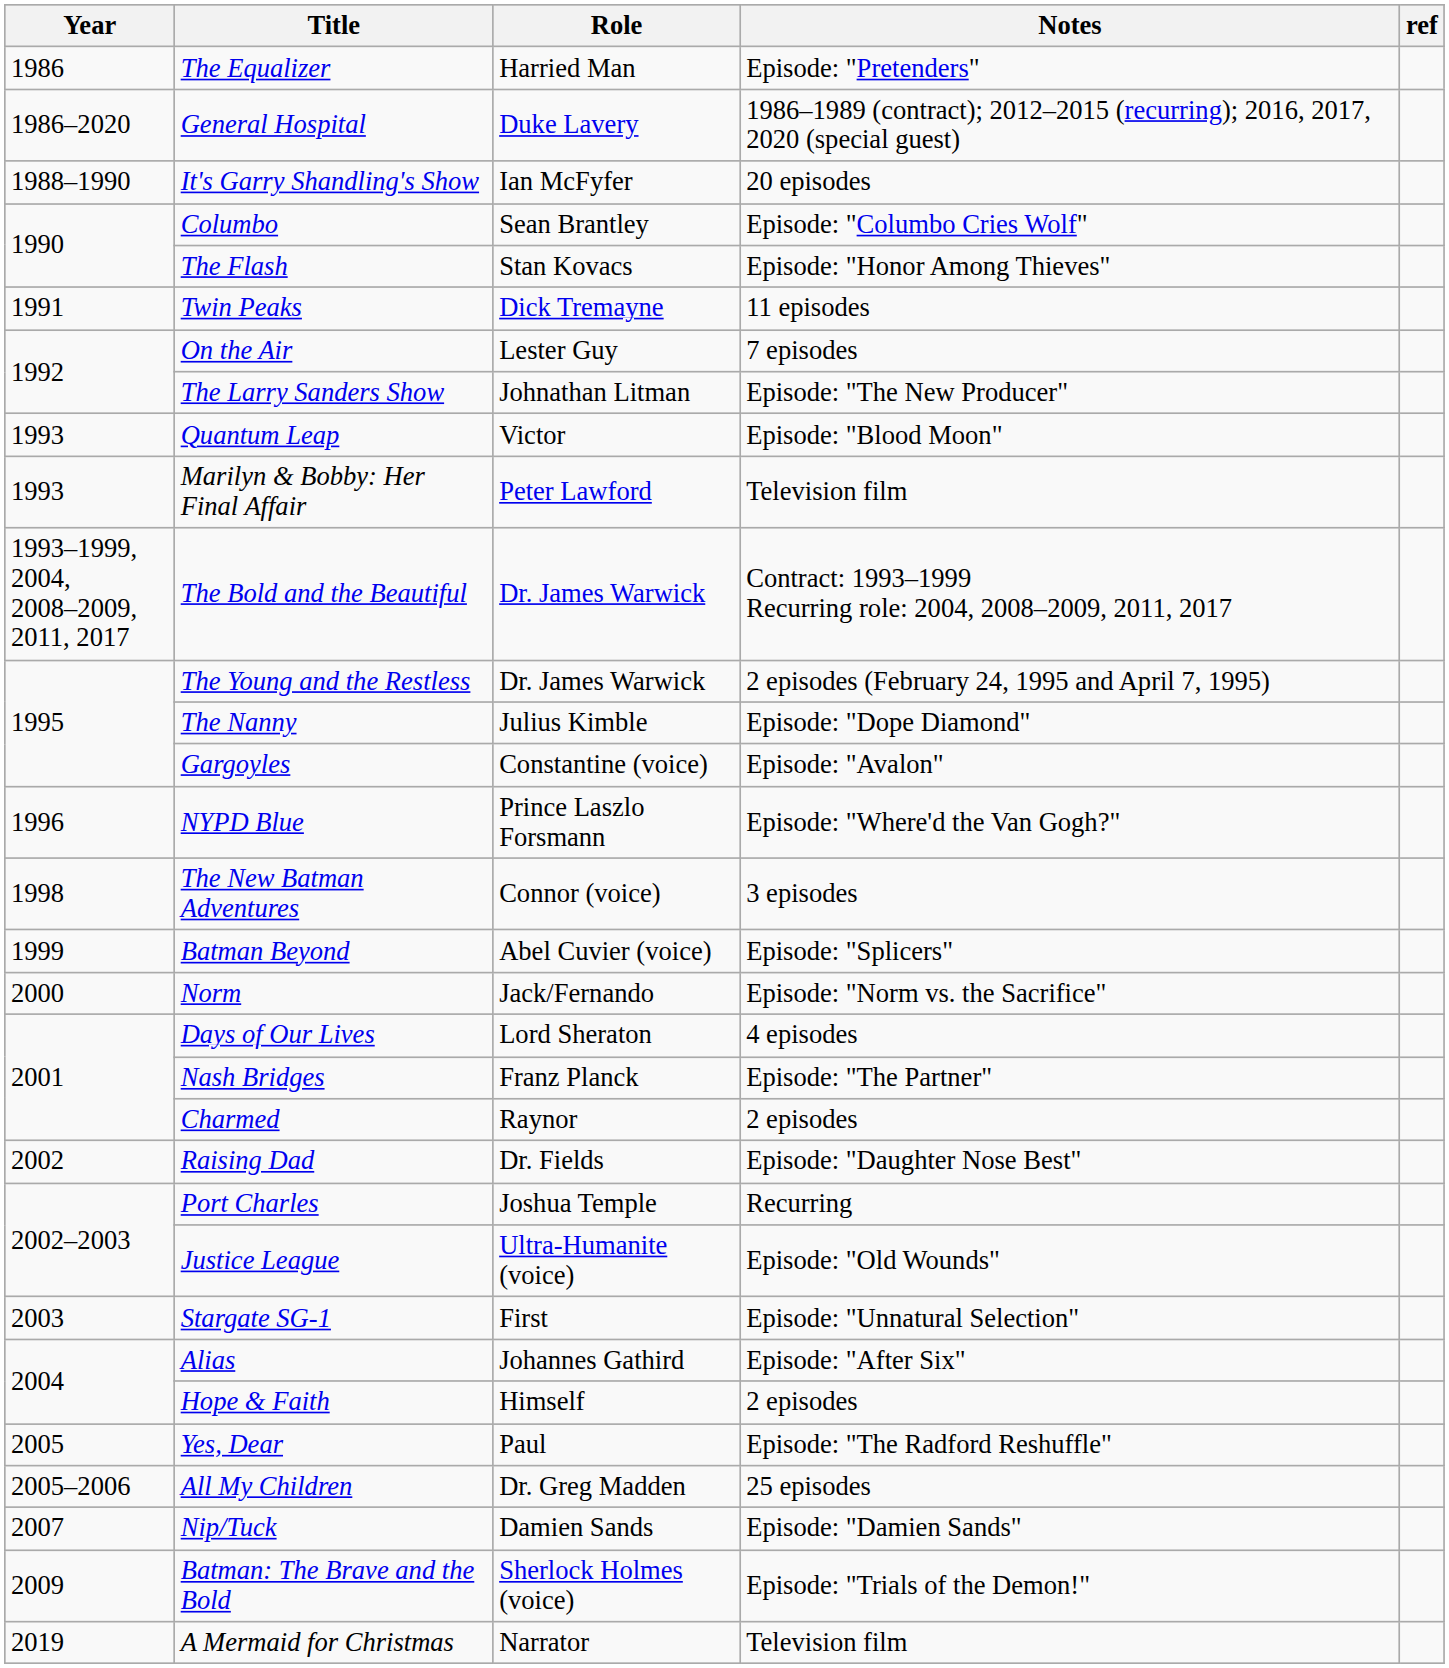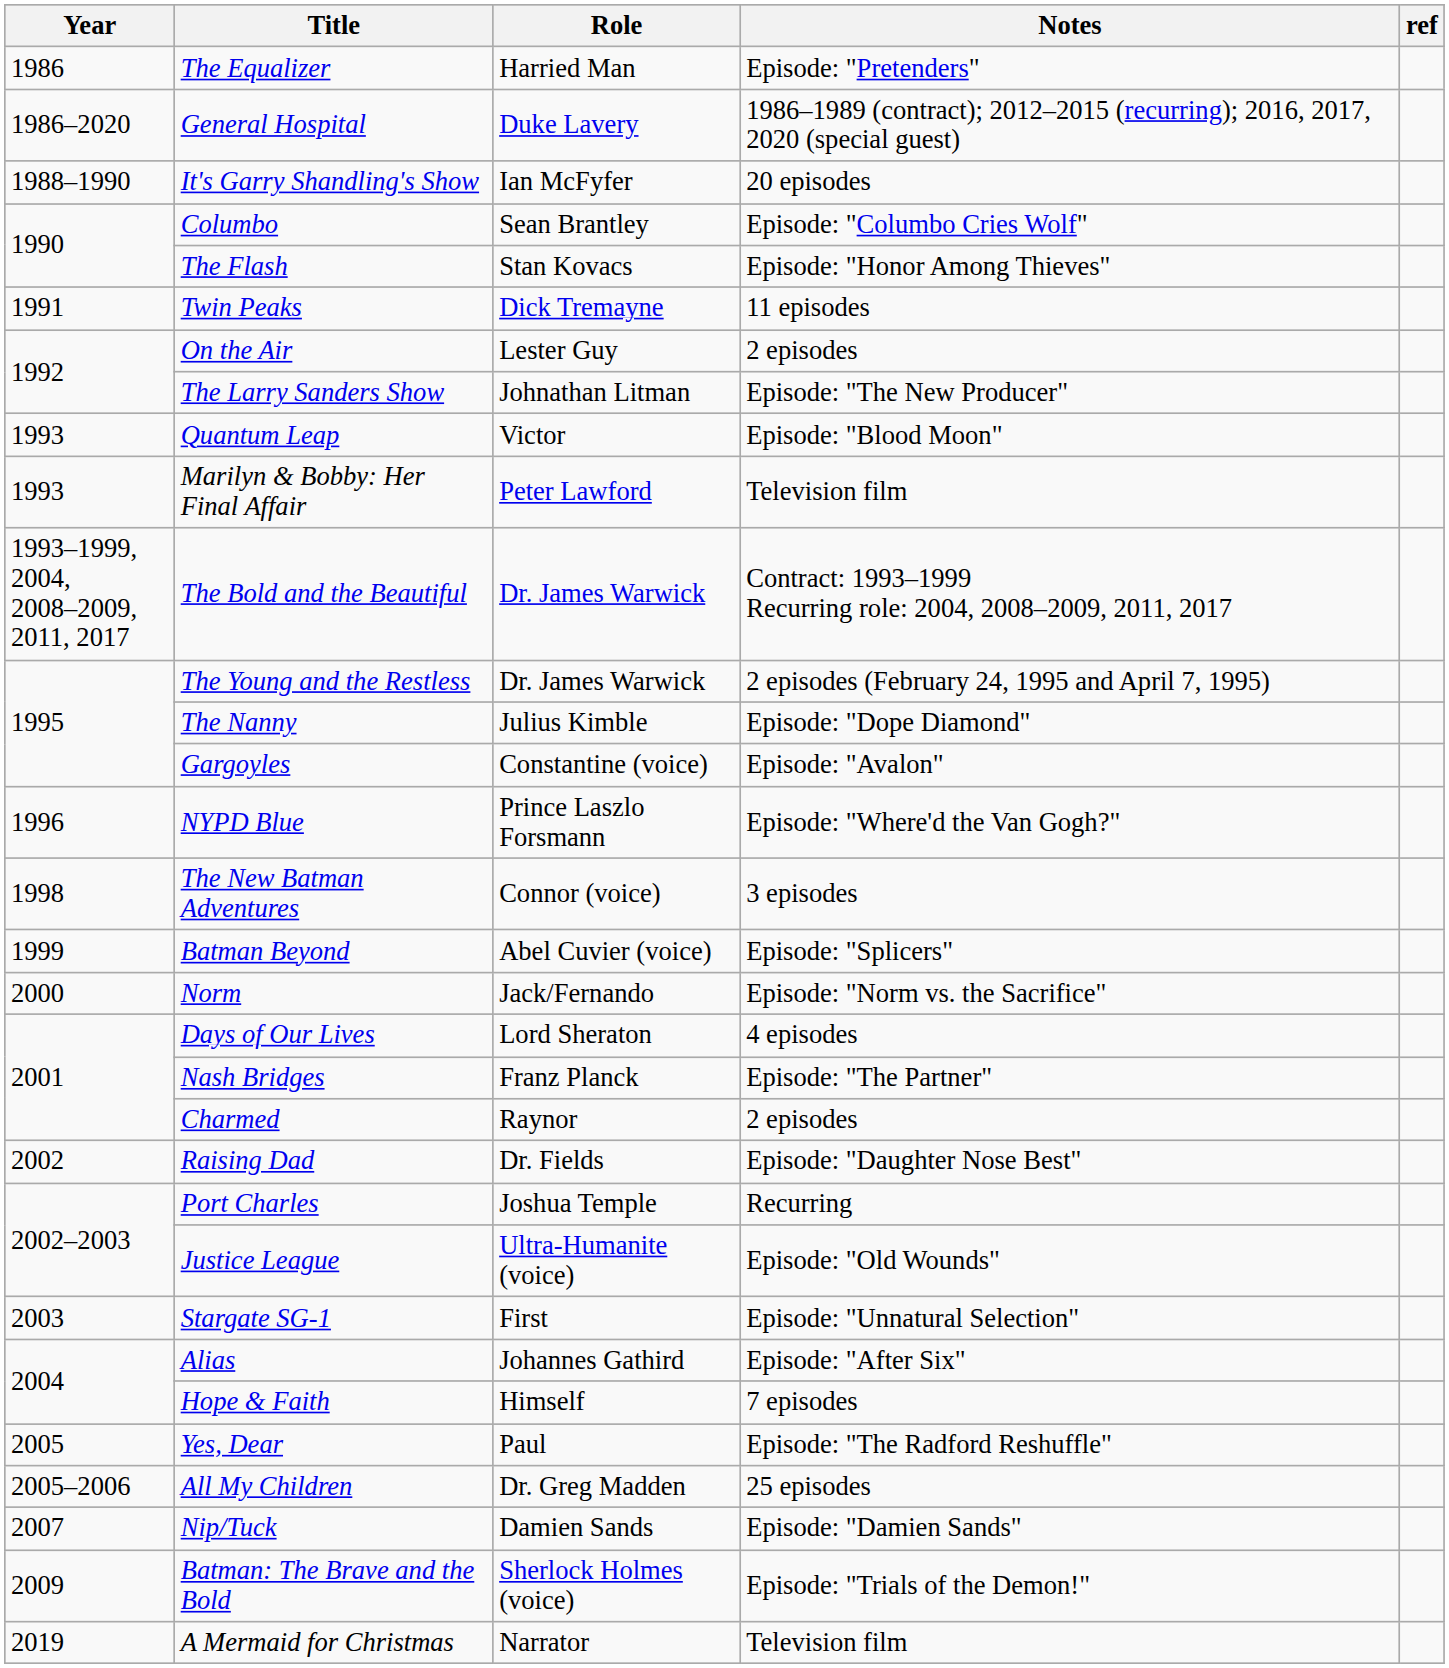(802, 350) 7 episodes -> (802, 350) 2 episodes
(802, 1401) 2 episodes -> (802, 1401) 7 episodes
